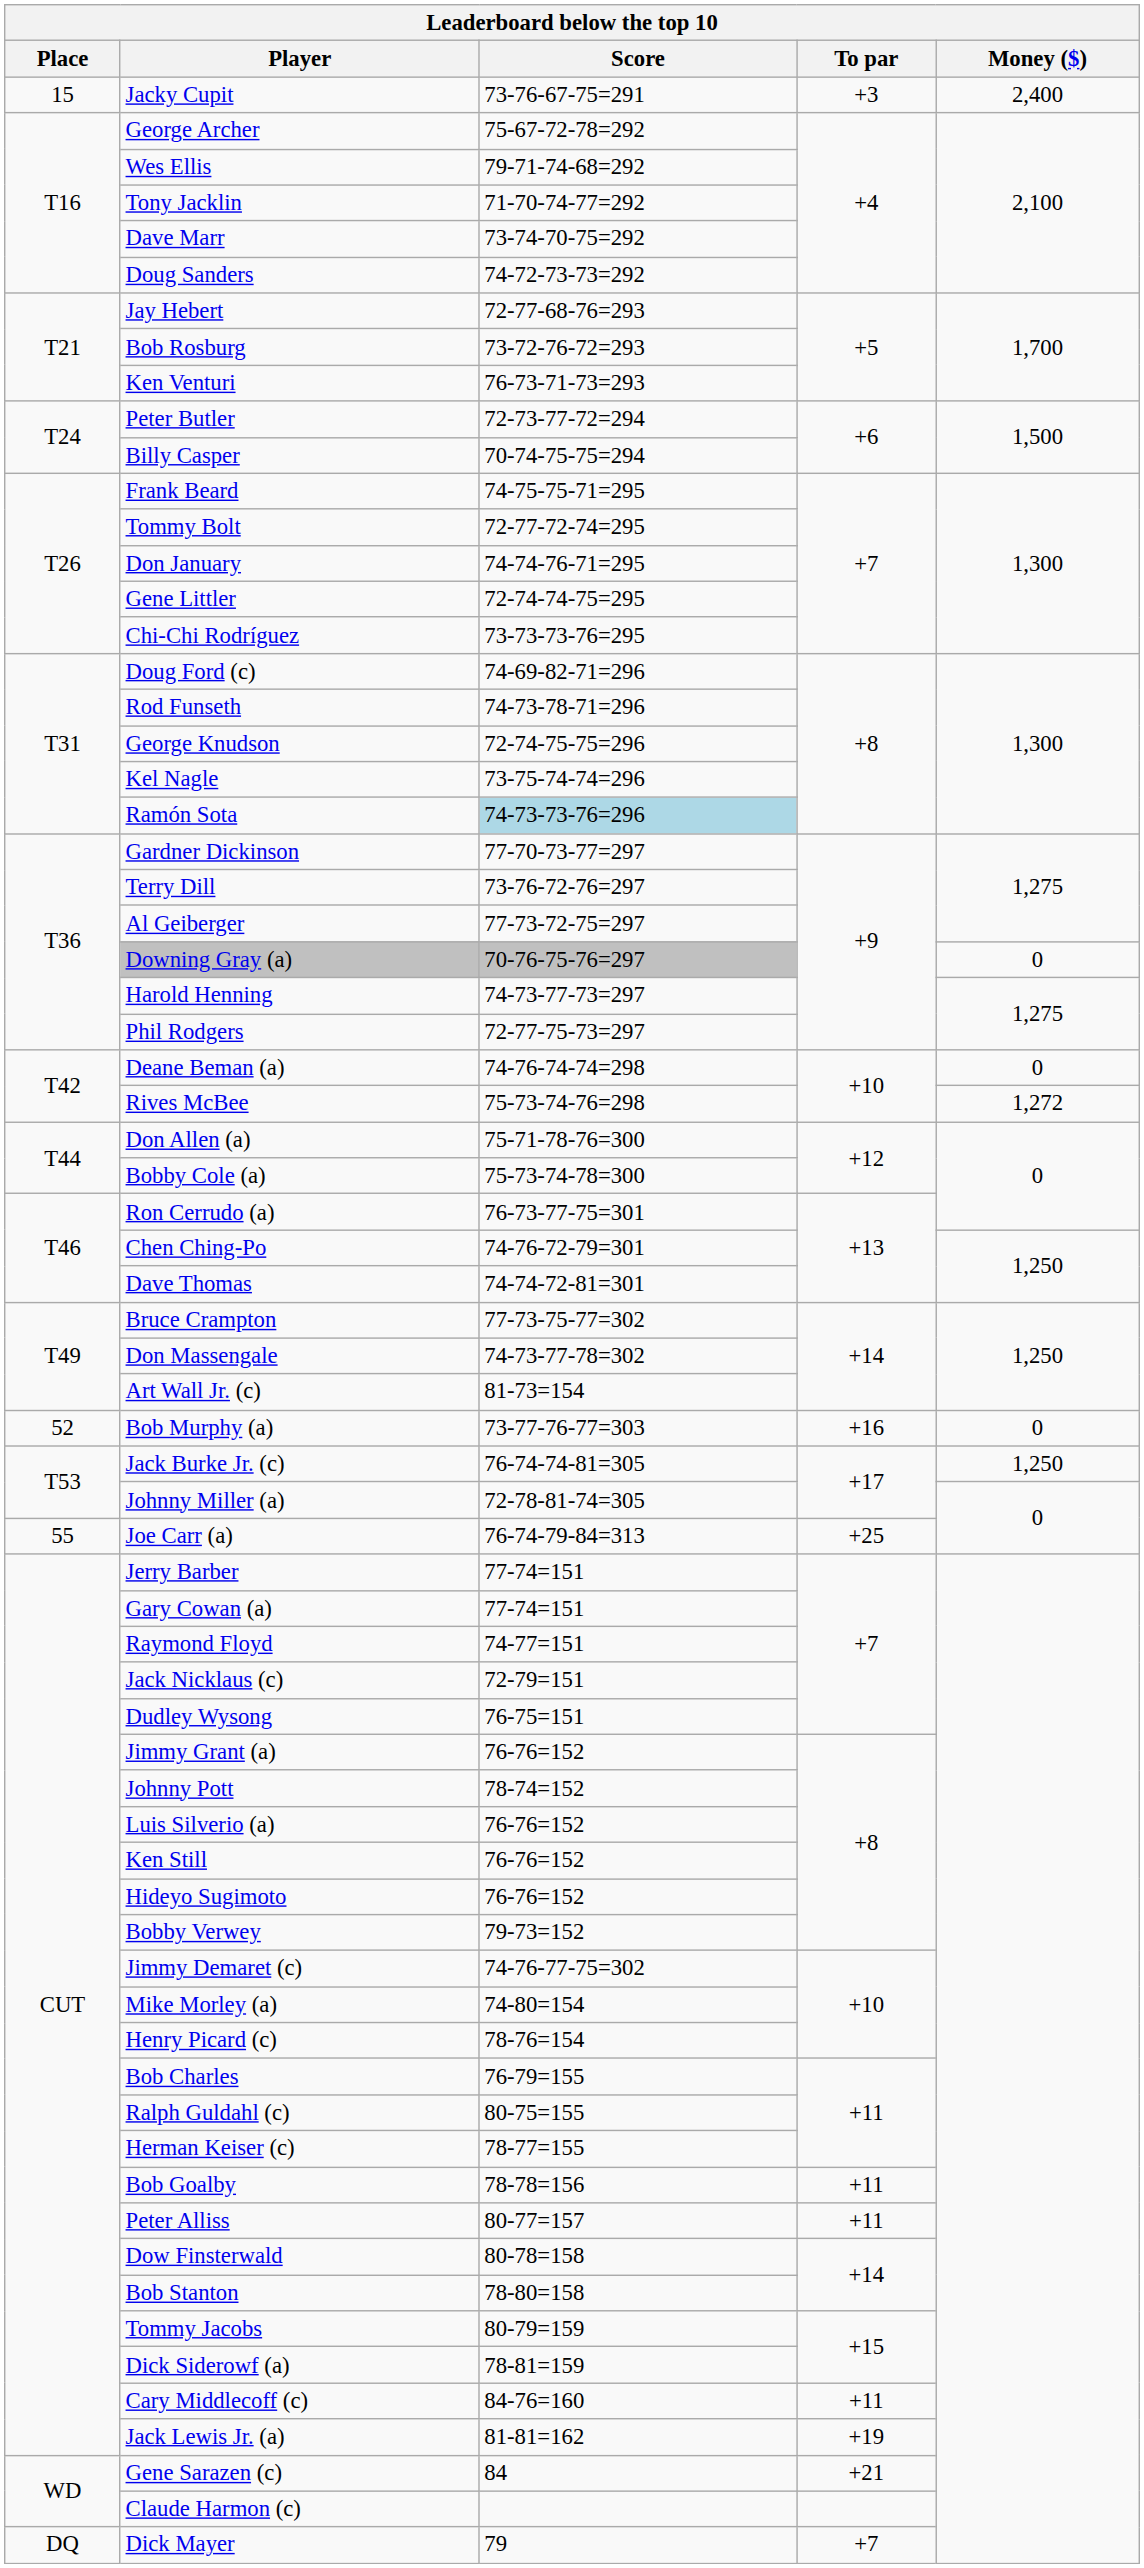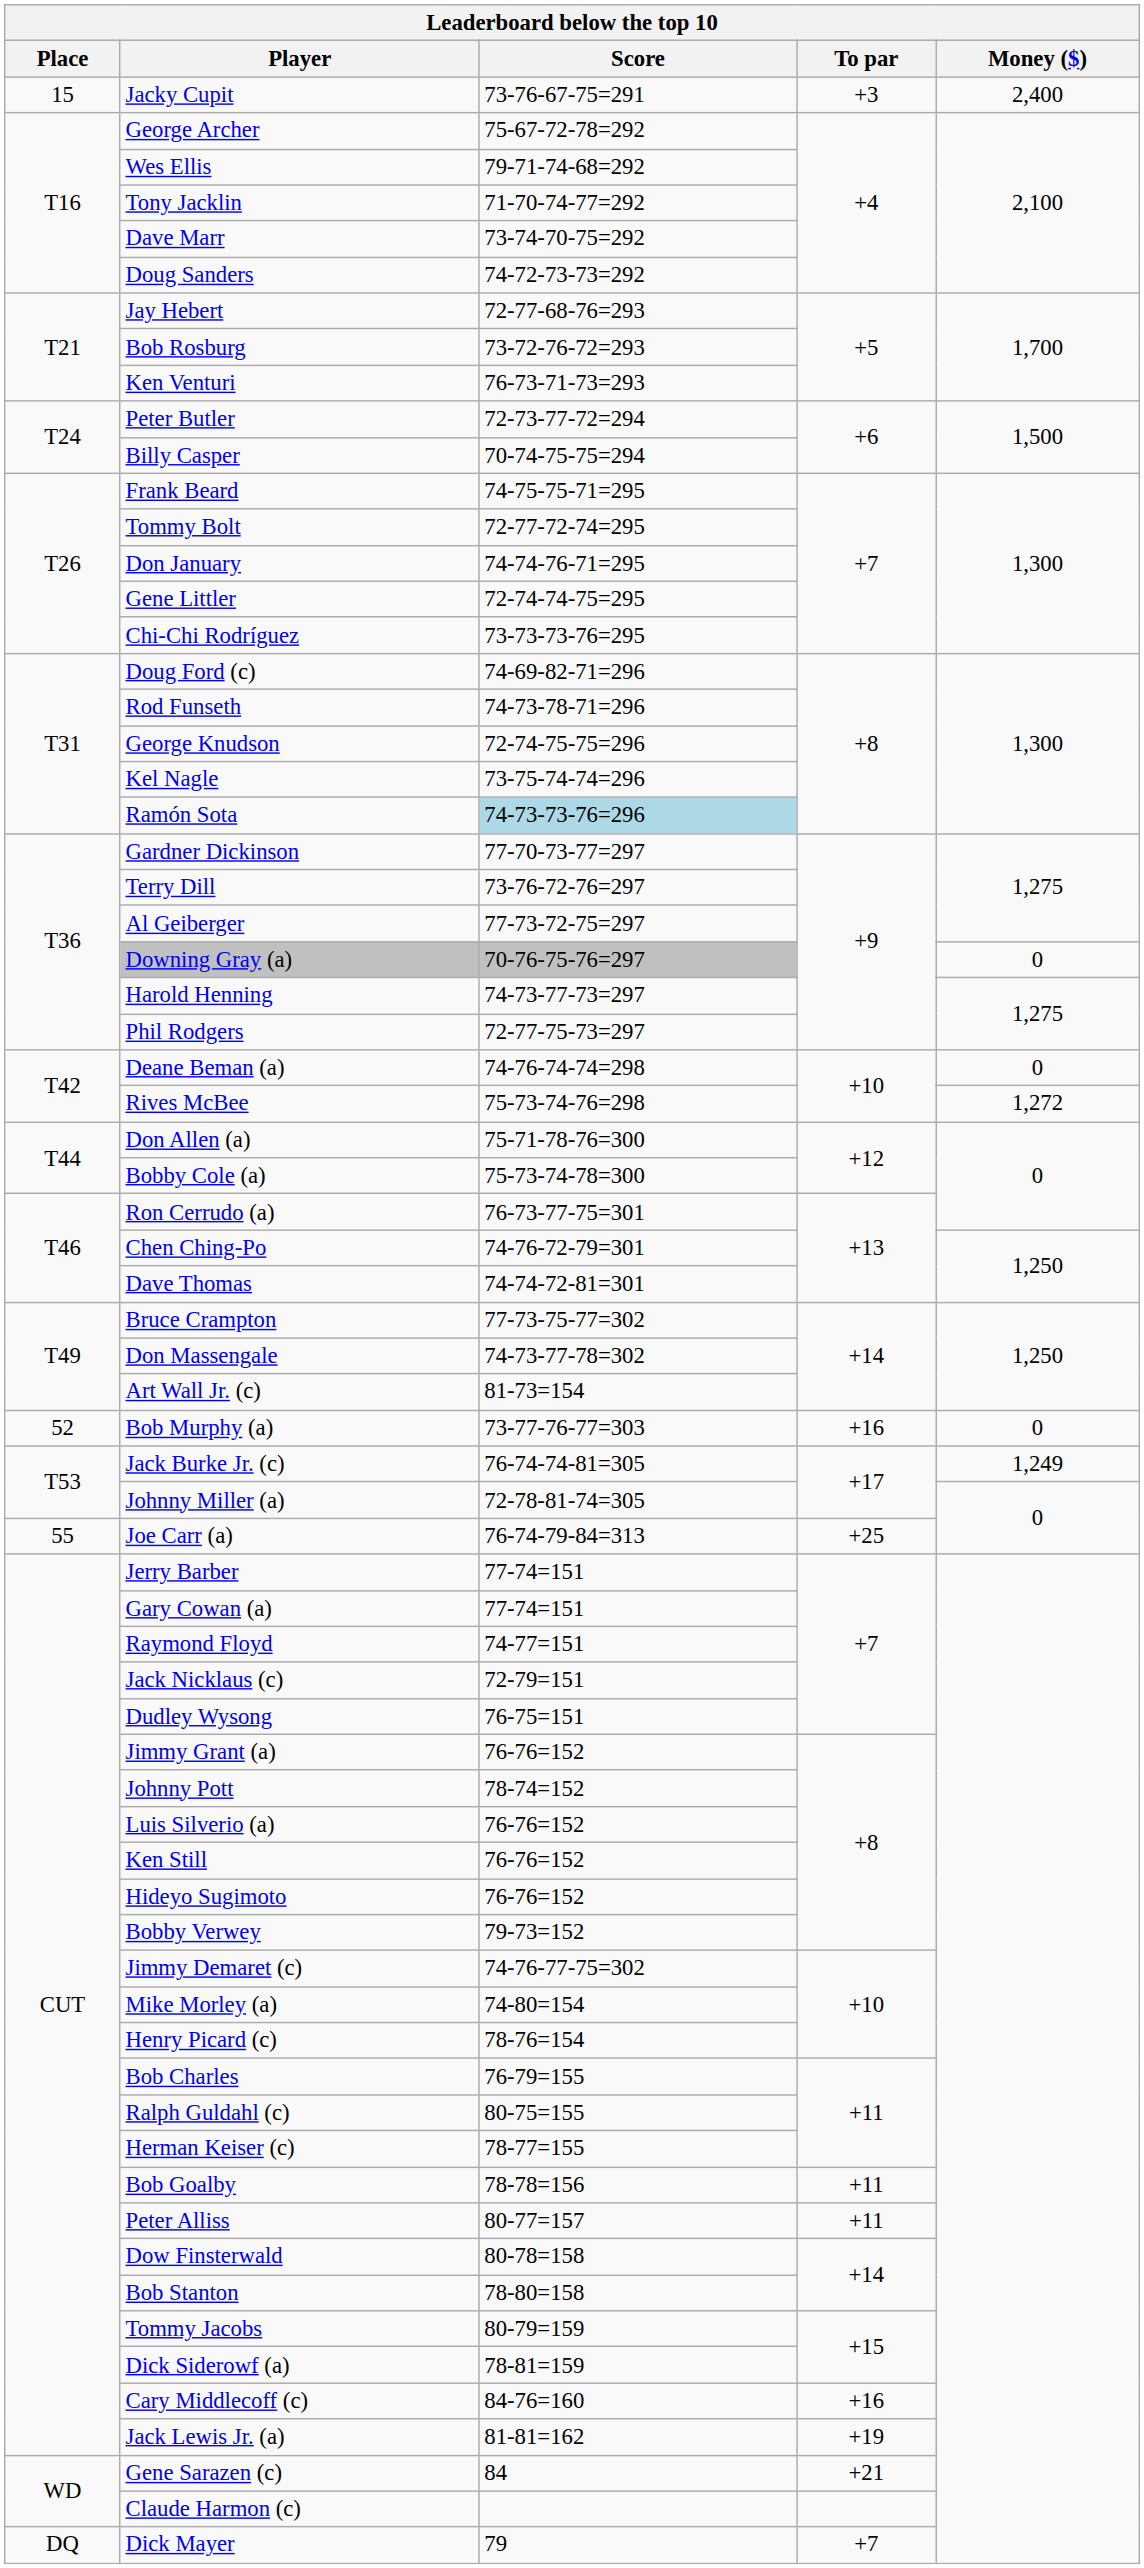(1037, 1463) 1,250 -> (1037, 1463) 1,249
(866, 2400) +11 -> (866, 2400) +16
